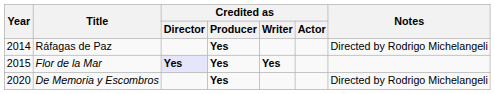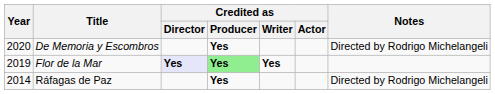rows swapped: (74, 47) <-> (97, 81)
(19, 64) 2015 -> (19, 64) 2019
(219, 64) no background -> (219, 64) lightgreen background
